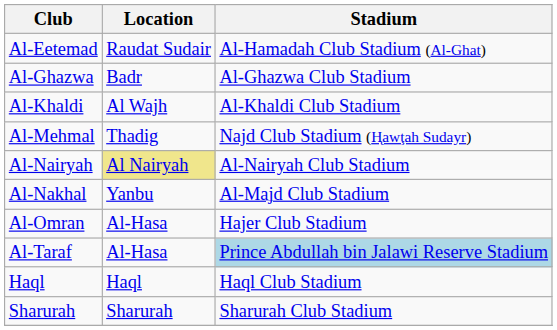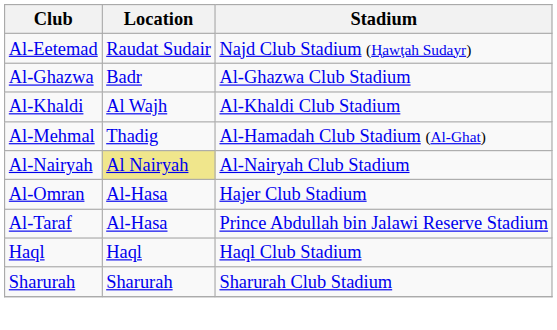(353, 48) Al-Hamadah Club Stadium (Al-Ghat) -> (345, 48) Najd Club Stadium (H̨awţah Sudayr)
(345, 135) Najd Club Stadium (H̨awţah Sudayr) -> (353, 135) Al-Hamadah Club Stadium (Al-Ghat)
- row: (48, 194)
(384, 252) lightblue background -> (384, 223) no background
